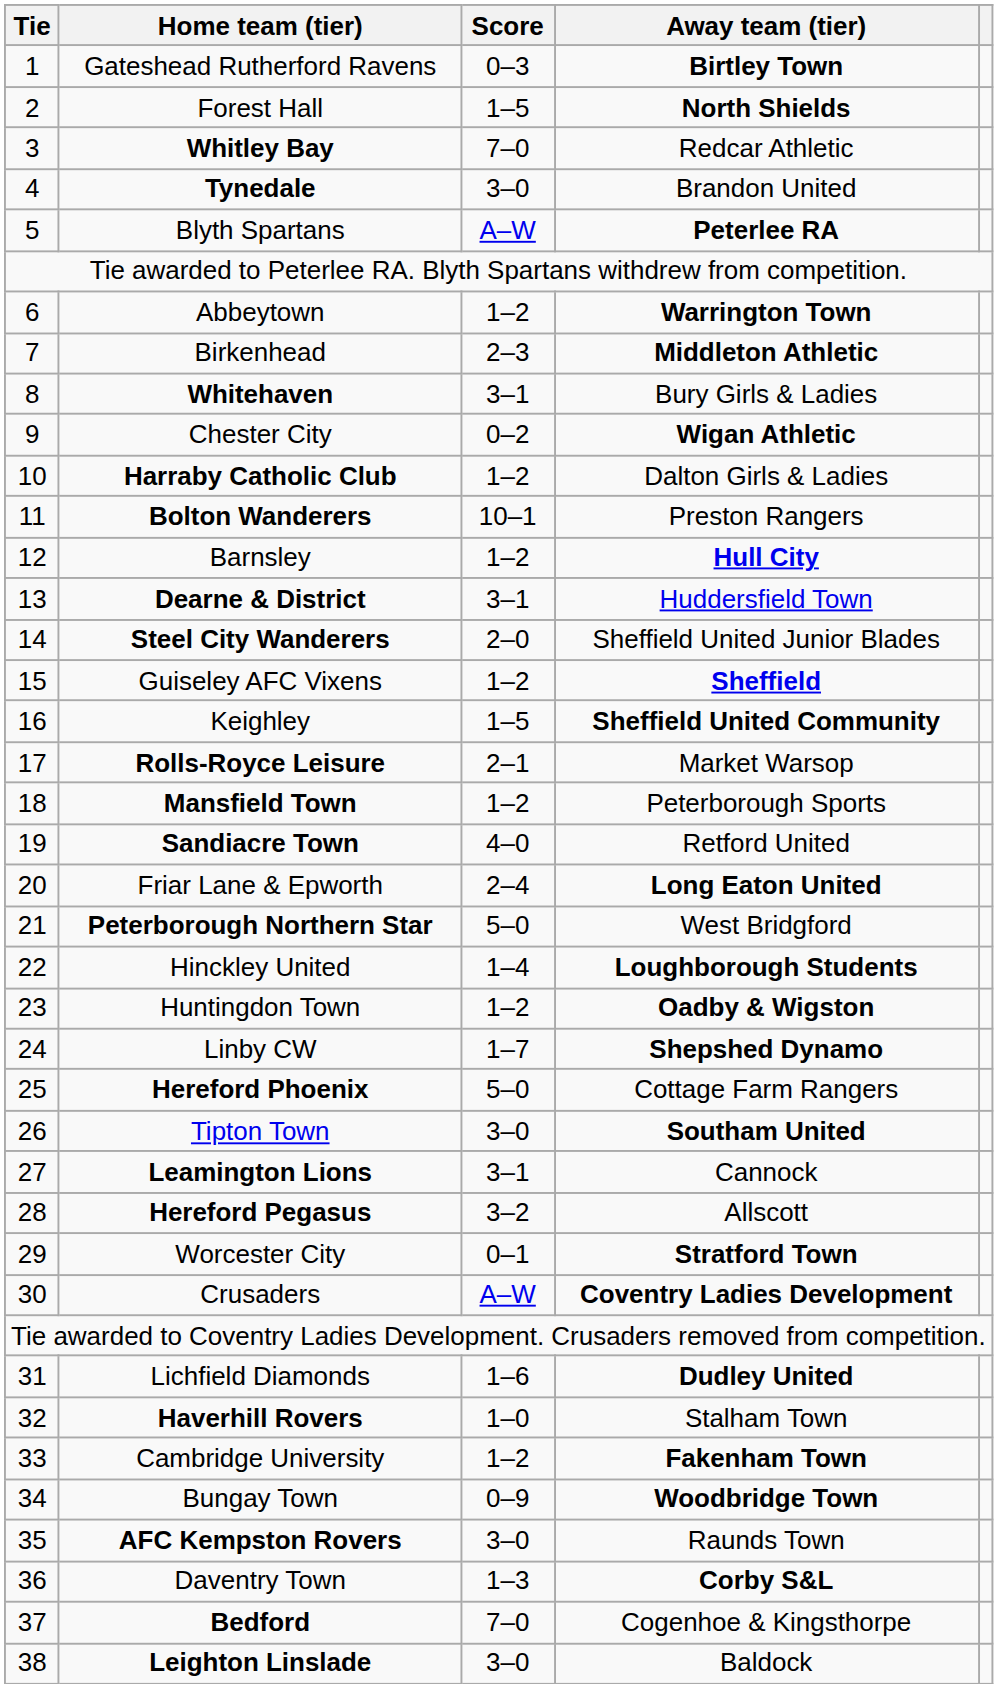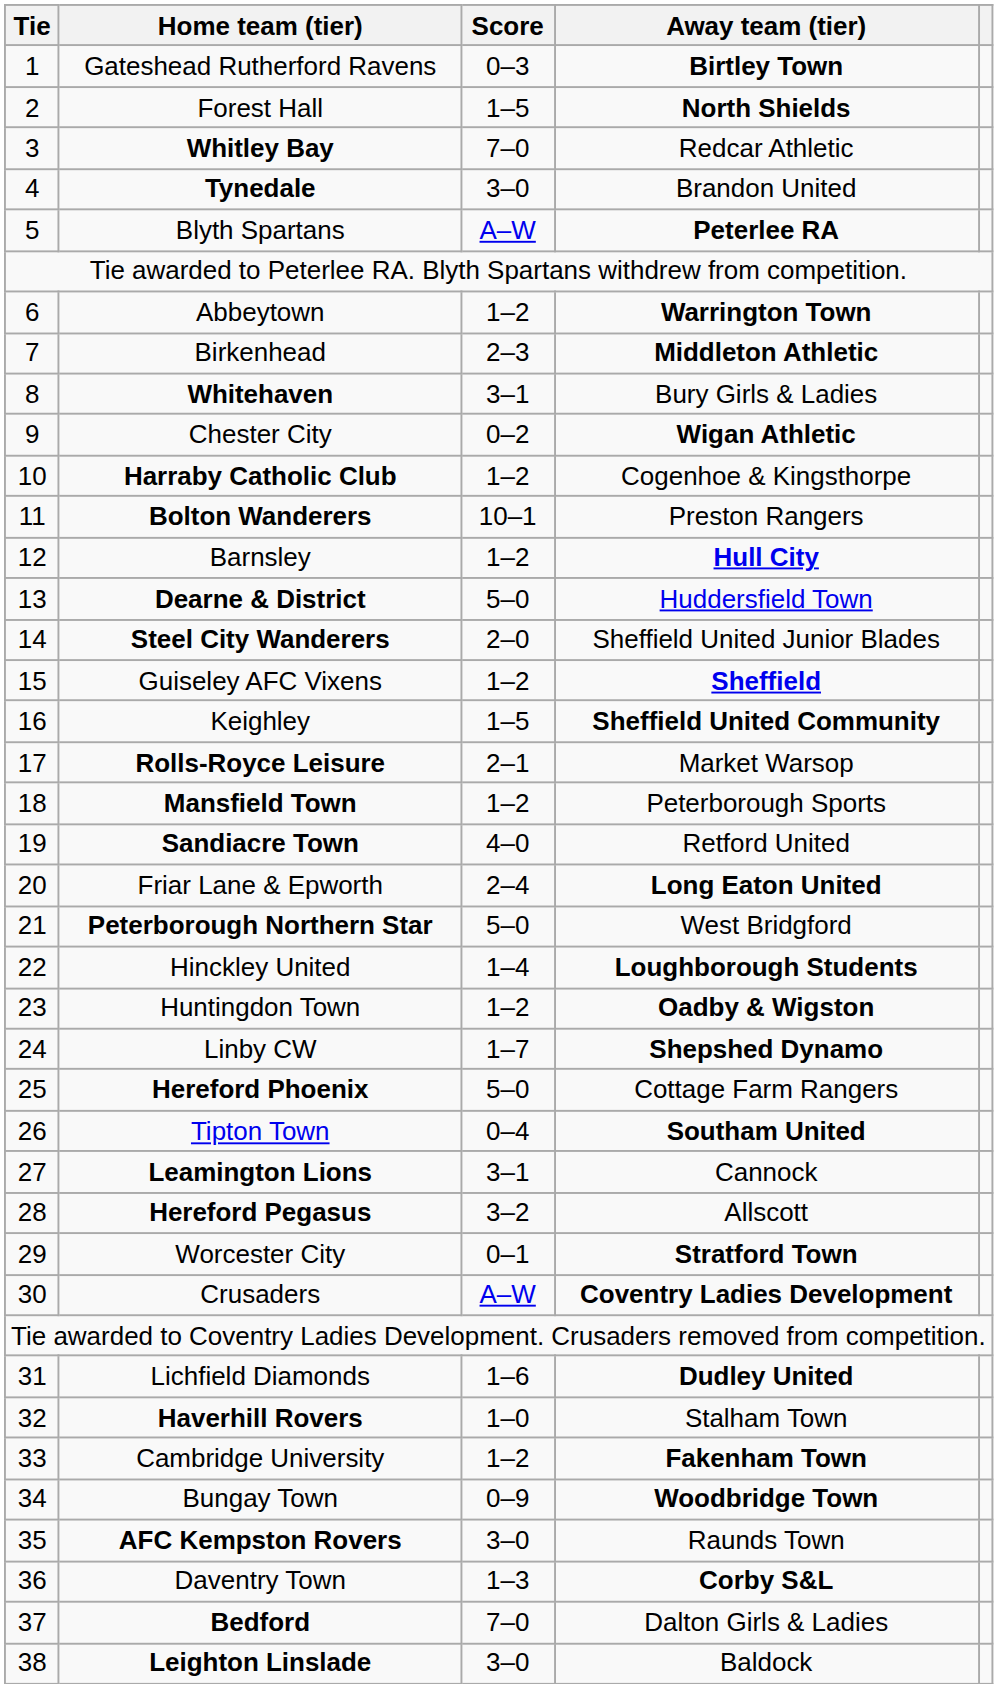(766, 475) Dalton Girls & Ladies -> (766, 475) Cogenhoe & Kingsthorpe
(508, 598) 3–1 -> (508, 598) 5–0
(508, 1131) 3–0 -> (508, 1131) 0–4
(766, 1622) Cogenhoe & Kingsthorpe -> (766, 1622) Dalton Girls & Ladies
